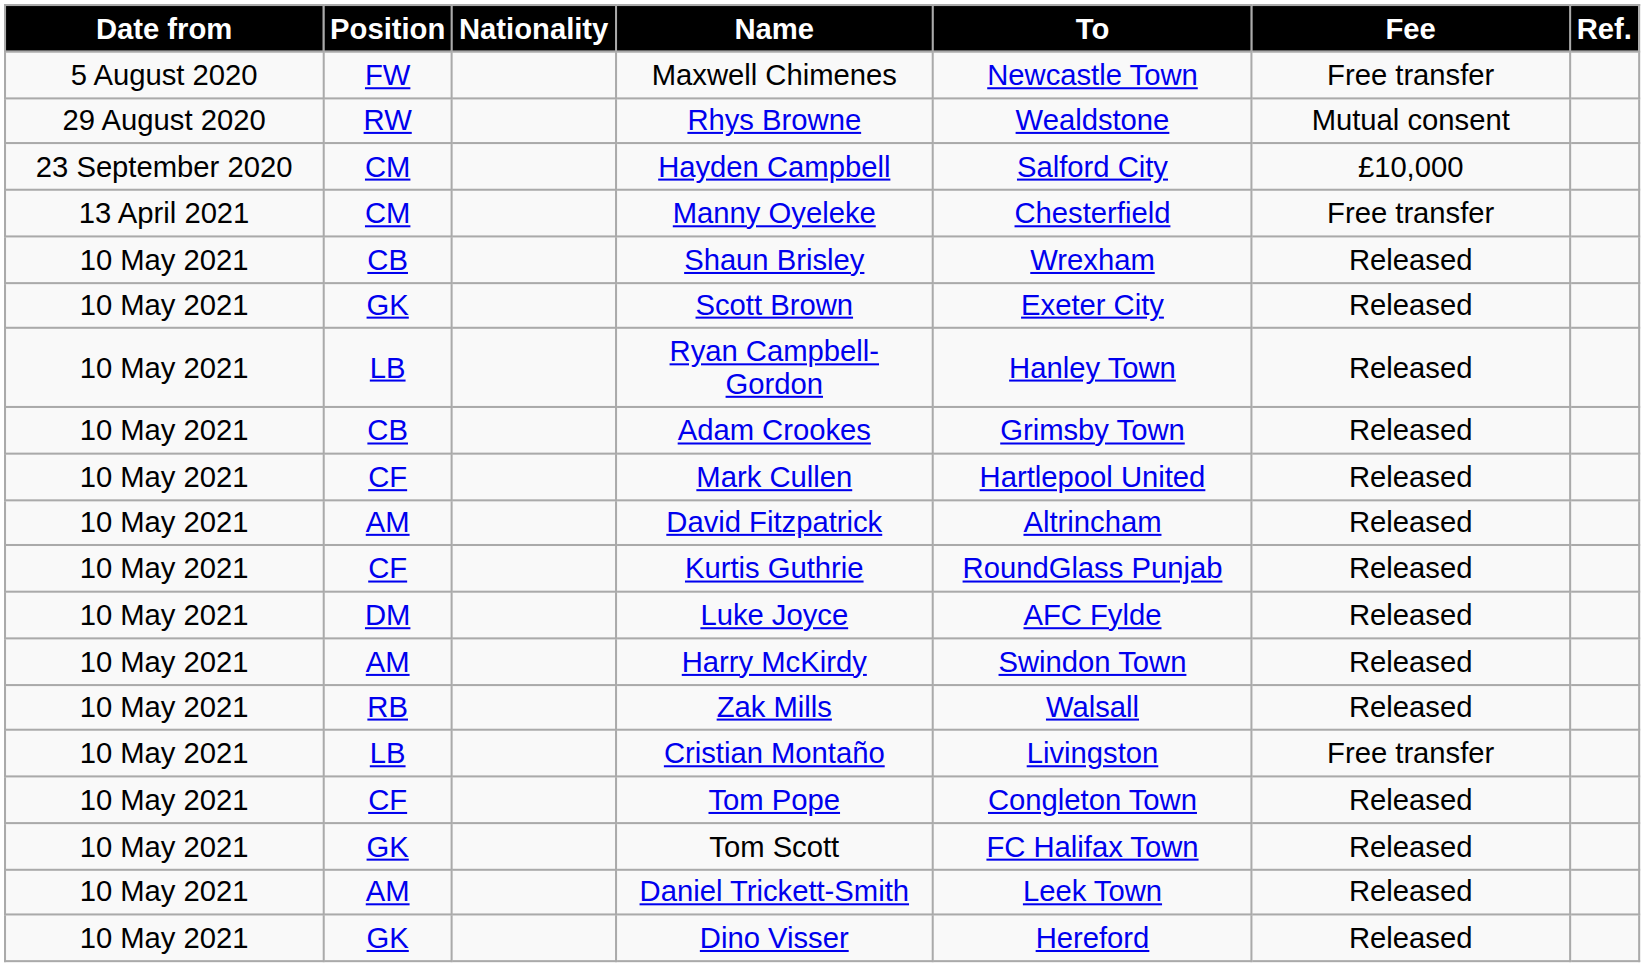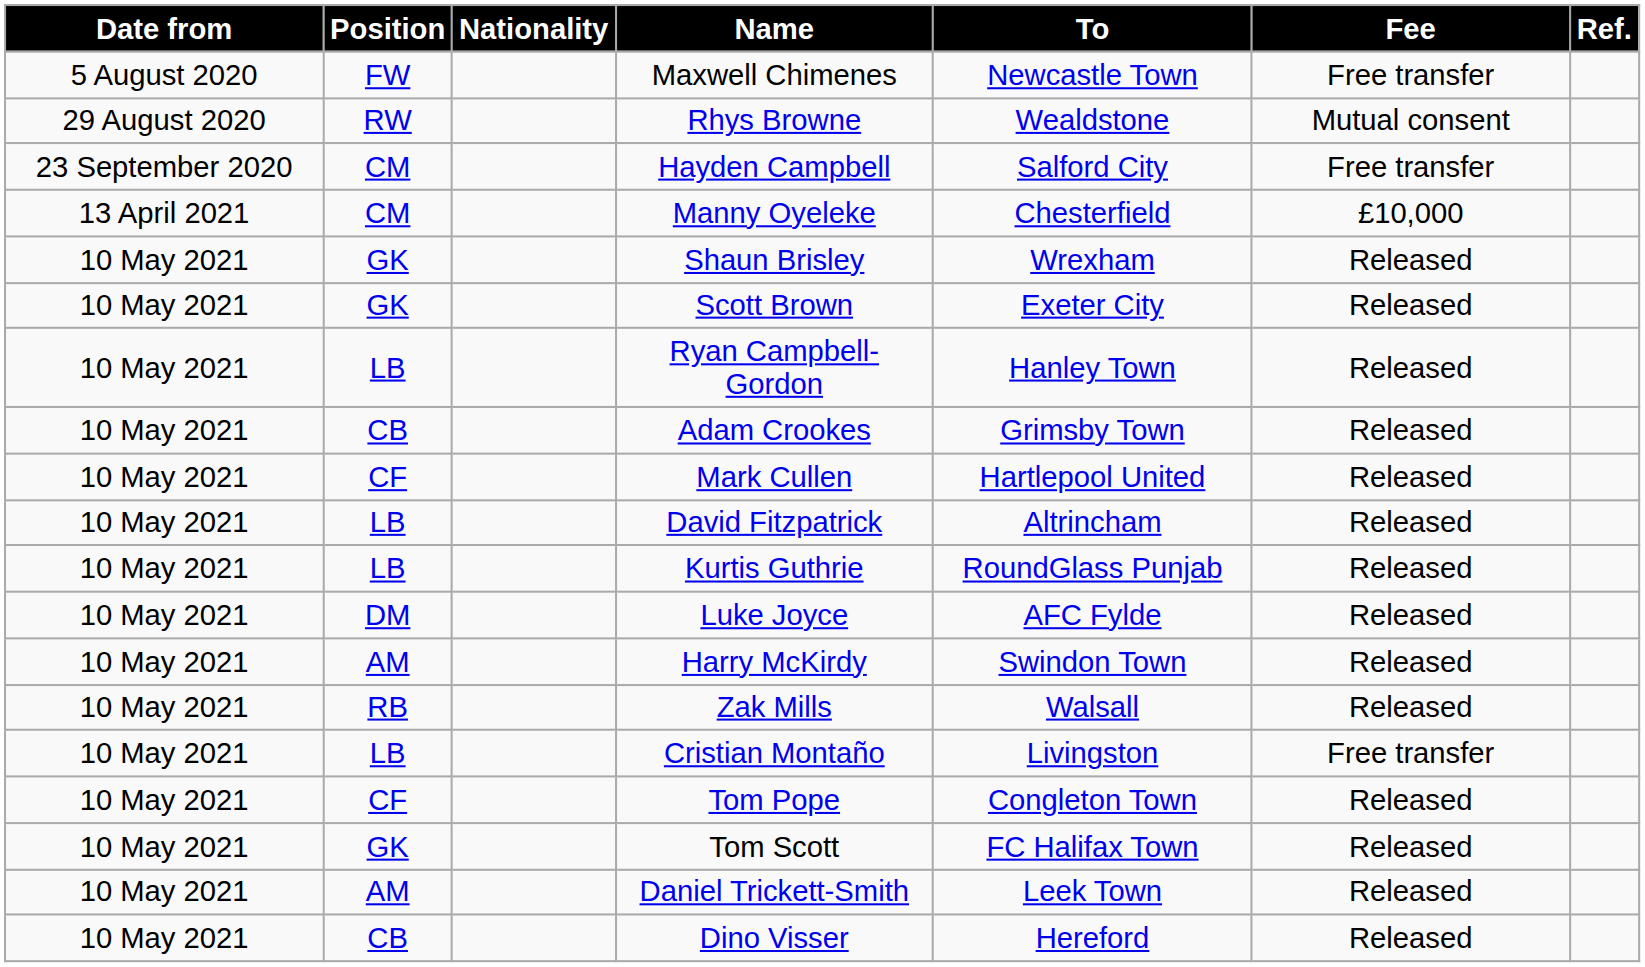(1411, 167) £10,000 -> (1411, 167) Free transfer
(1411, 213) Free transfer -> (1411, 213) £10,000
(388, 259) CB -> (388, 259) GK
(388, 523) AM -> (388, 523) LB
(388, 569) CF -> (388, 569) LB
(388, 938) GK -> (388, 938) CB
